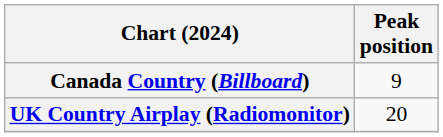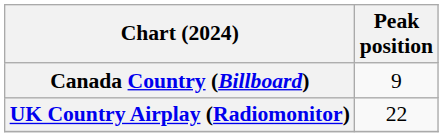(396, 114) 20 -> (396, 114) 22
